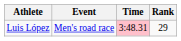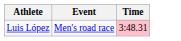- column: (163, 12)
